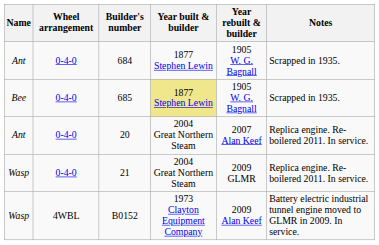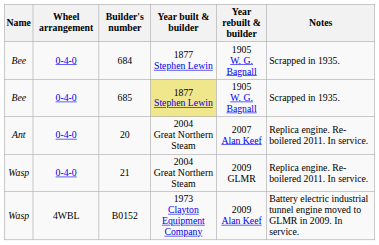(19, 60) Ant -> (19, 60) Bee
